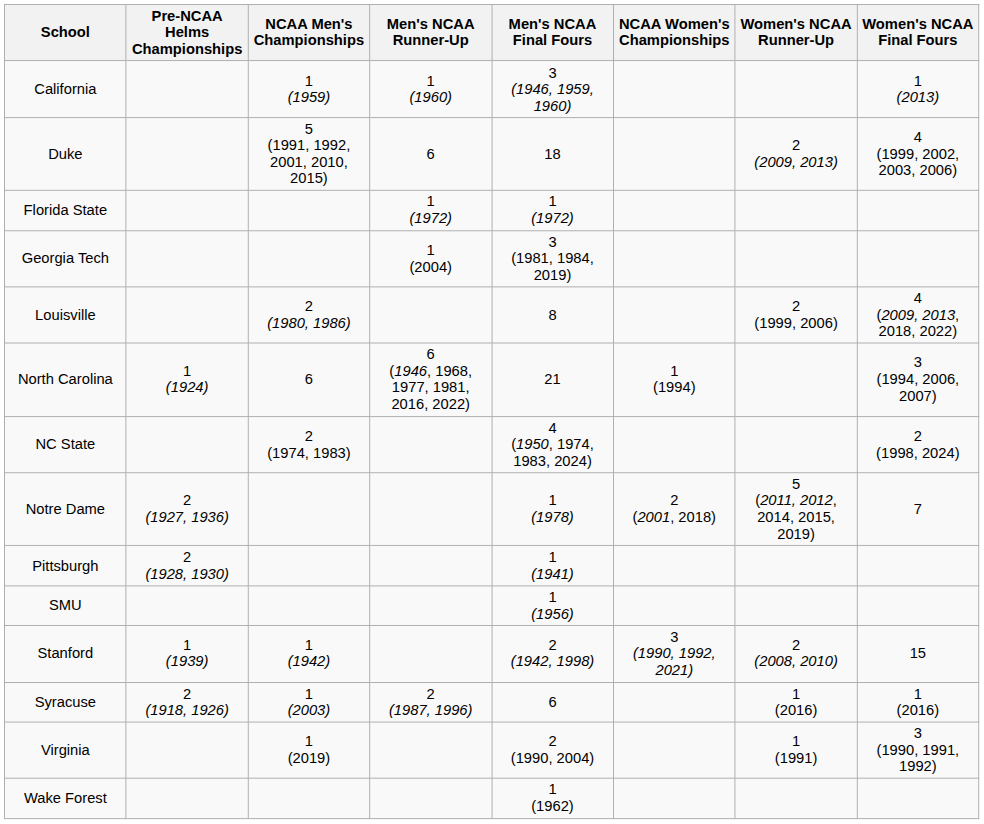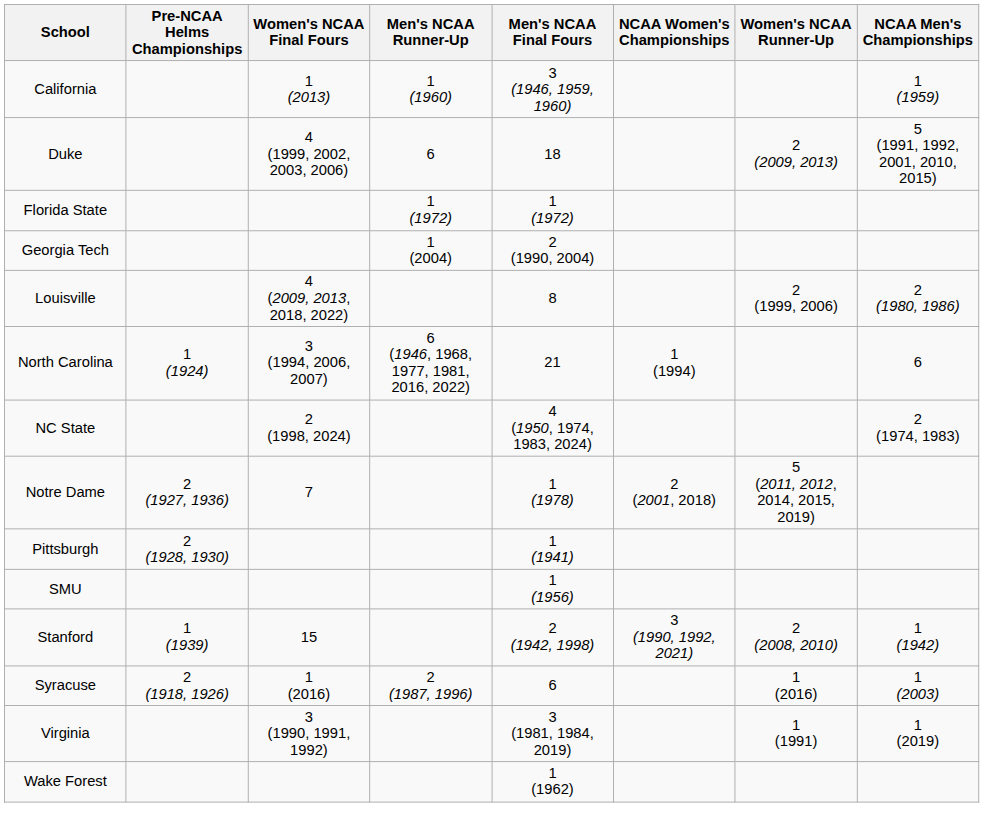columns swapped: (309, 32) <-> (918, 32)
(552, 258) 3 (1981, 1984, 2019) -> (552, 250) 2 (1990, 2004)
(552, 750) 2 (1990, 2004) -> (552, 733) 3 (1981, 1984, 2019)
